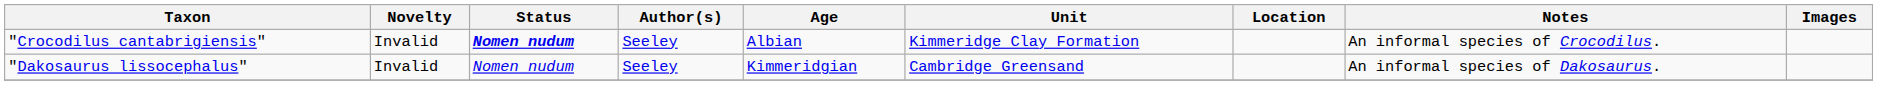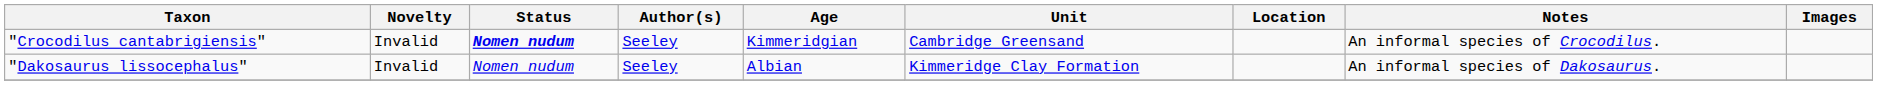(774, 42) Albian -> (802, 42) Kimmeridgian
(1024, 42) Kimmeridge Clay Formation -> (997, 42) Cambridge Greensand
(802, 67) Kimmeridgian -> (774, 67) Albian
(997, 67) Cambridge Greensand -> (1024, 67) Kimmeridge Clay Formation
